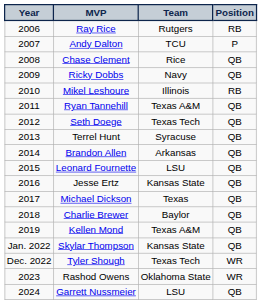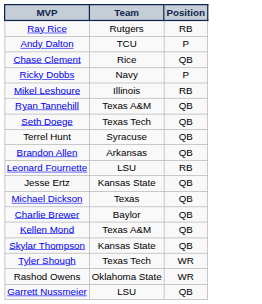- column: (29, 12)
(235, 75) QB -> (186, 75) P
(235, 168) QB -> (186, 168) RB
